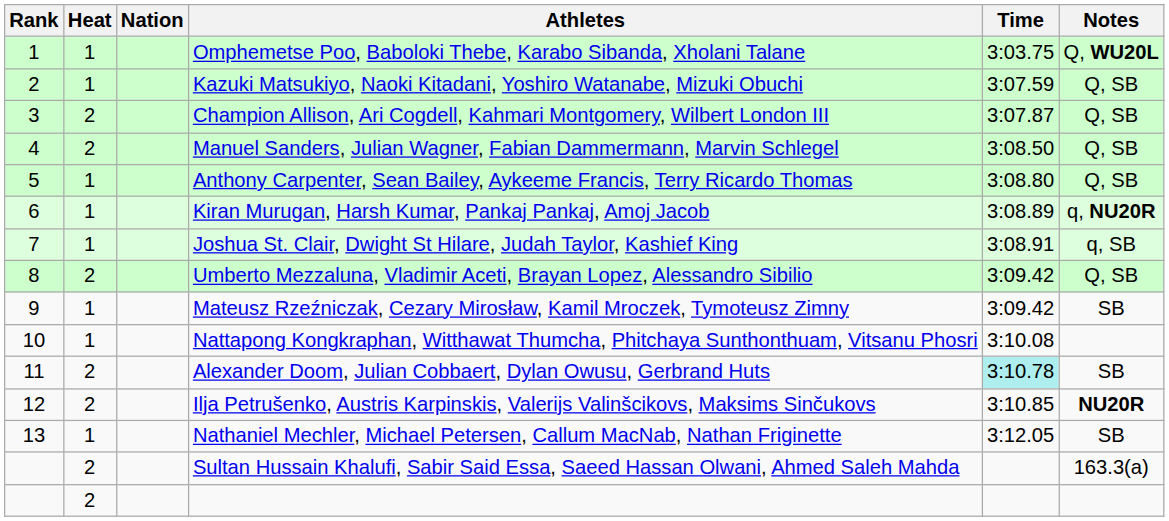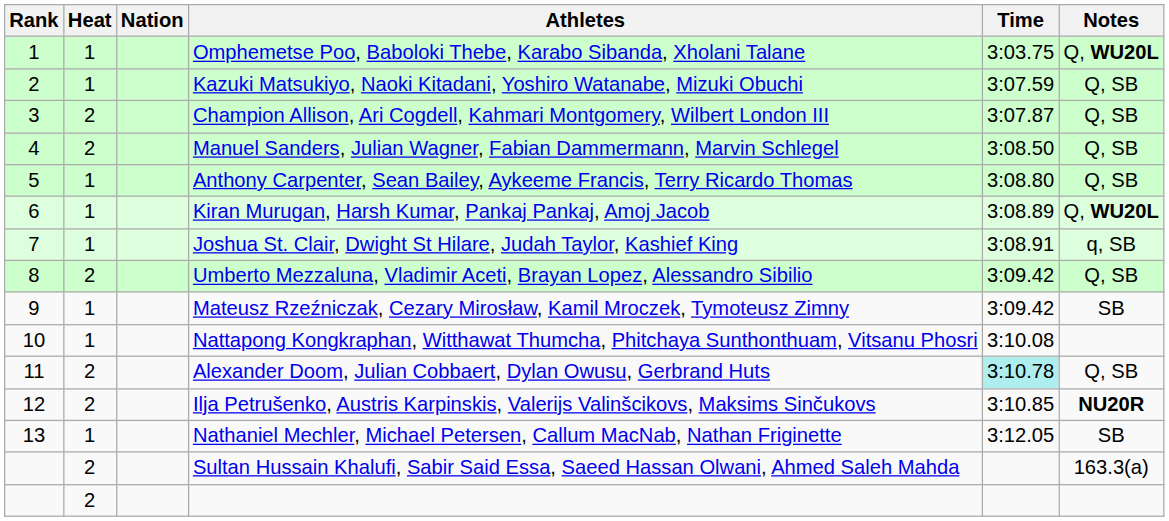(1111, 212) q, NU20R -> (1111, 212) Q, WU20L
(1111, 372) SB -> (1111, 372) Q, SB
